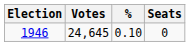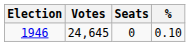columns swapped: (128, 14) <-> (165, 14)
